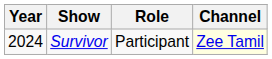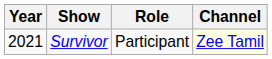(26, 41) 2024 -> (26, 41) 2021
